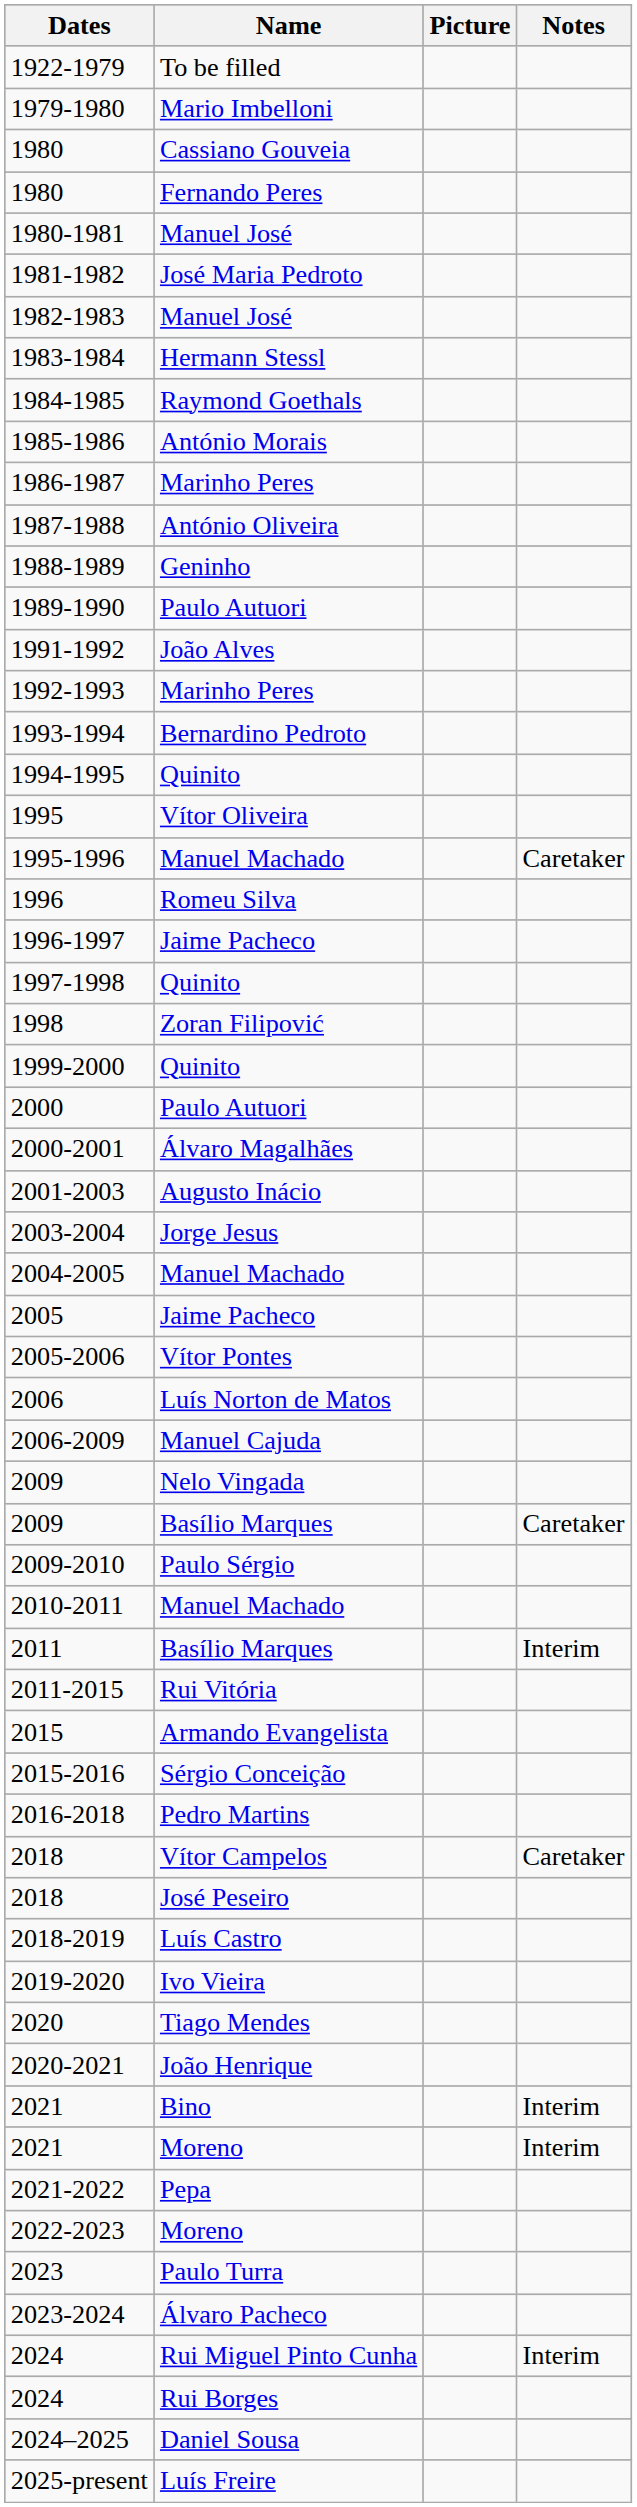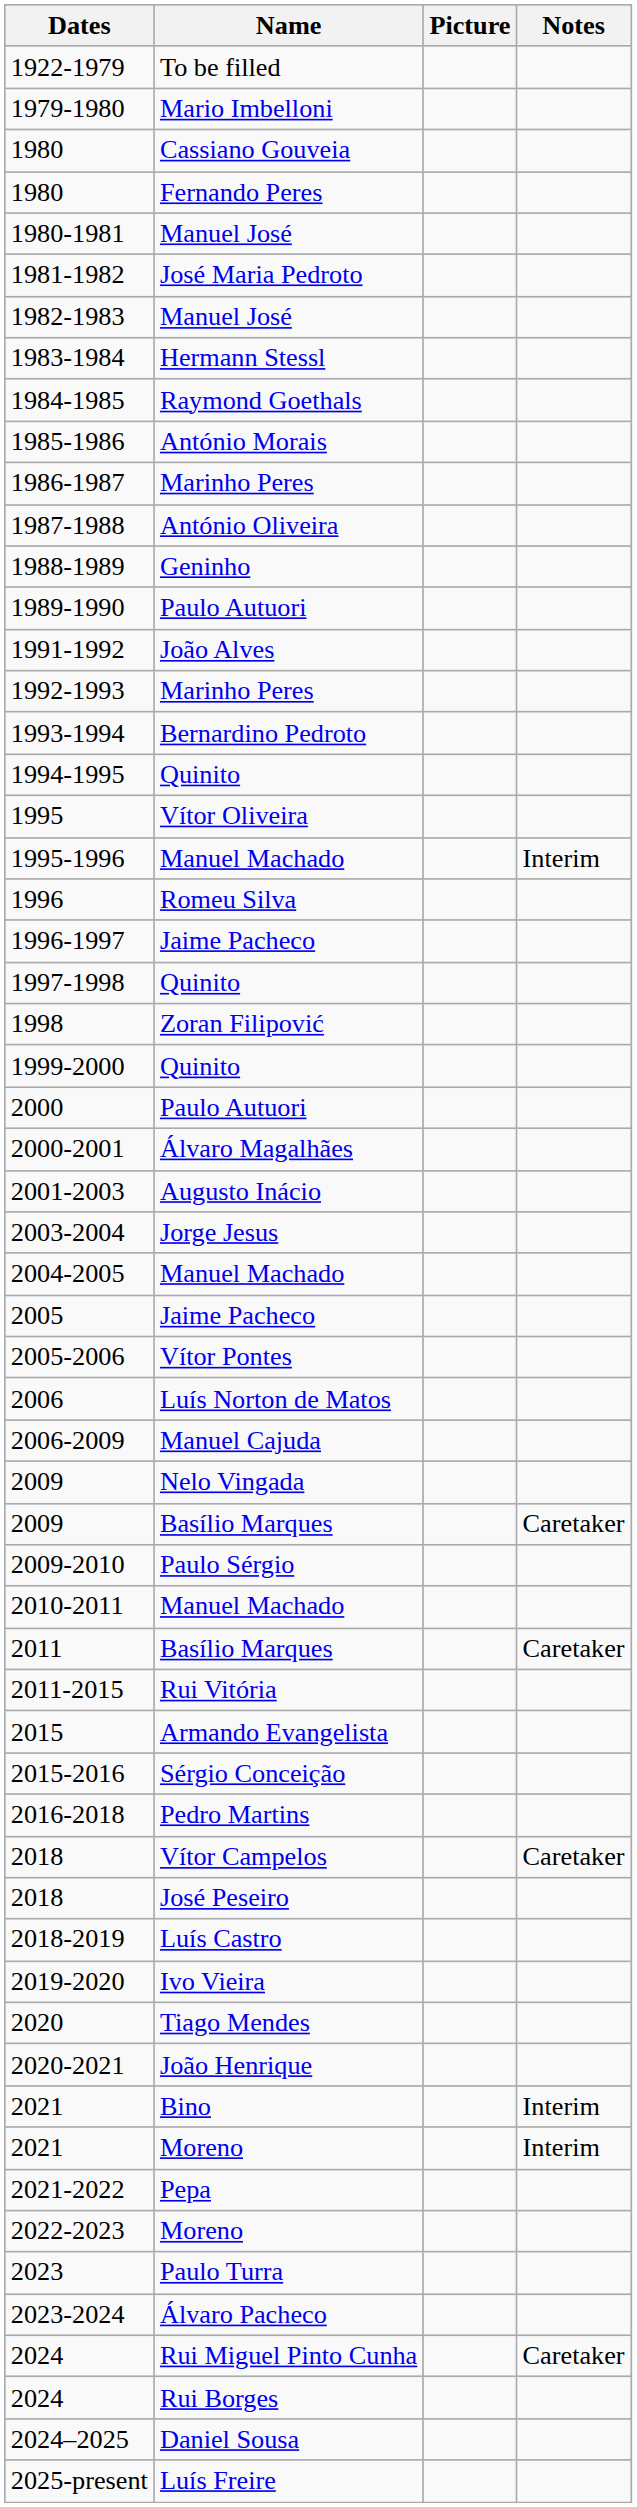(574, 857) Caretaker -> (561, 857) Interim
(561, 1648) Interim -> (574, 1648) Caretaker
(561, 2355) Interim -> (574, 2355) Caretaker
